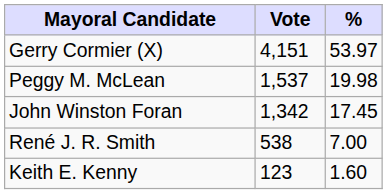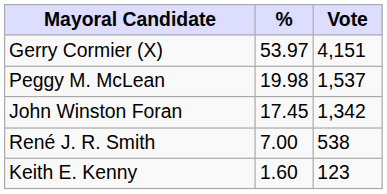columns swapped: (290, 19) <-> (354, 19)
